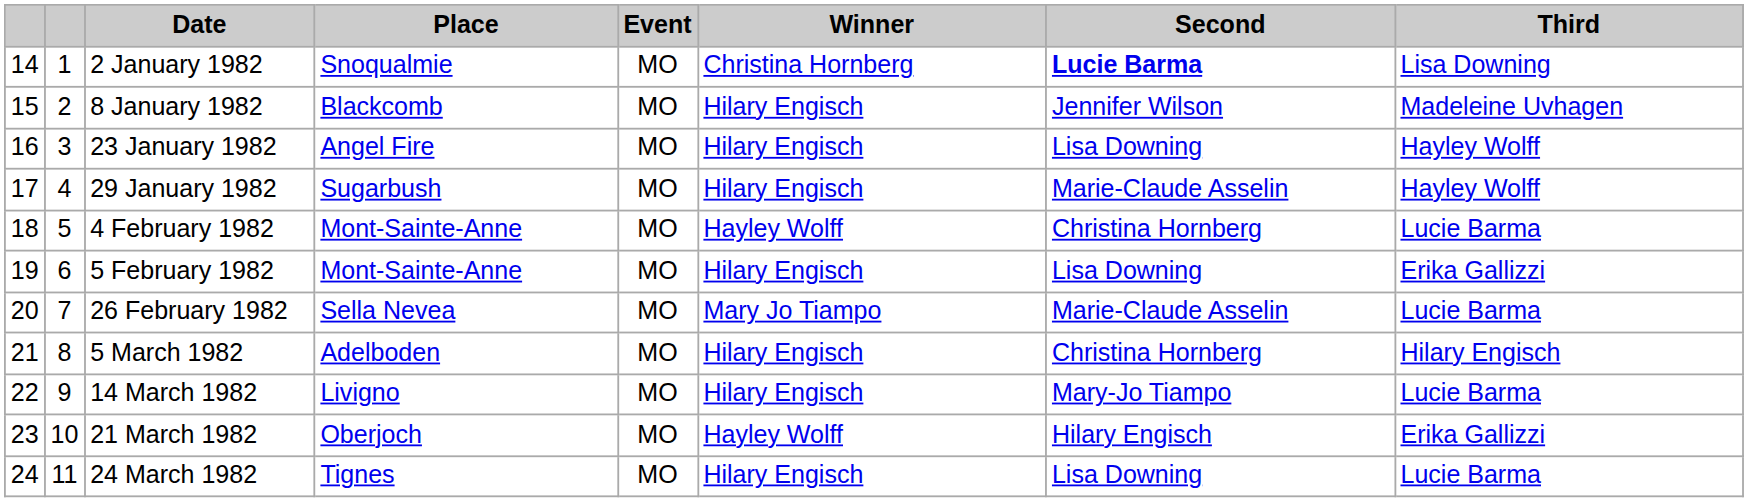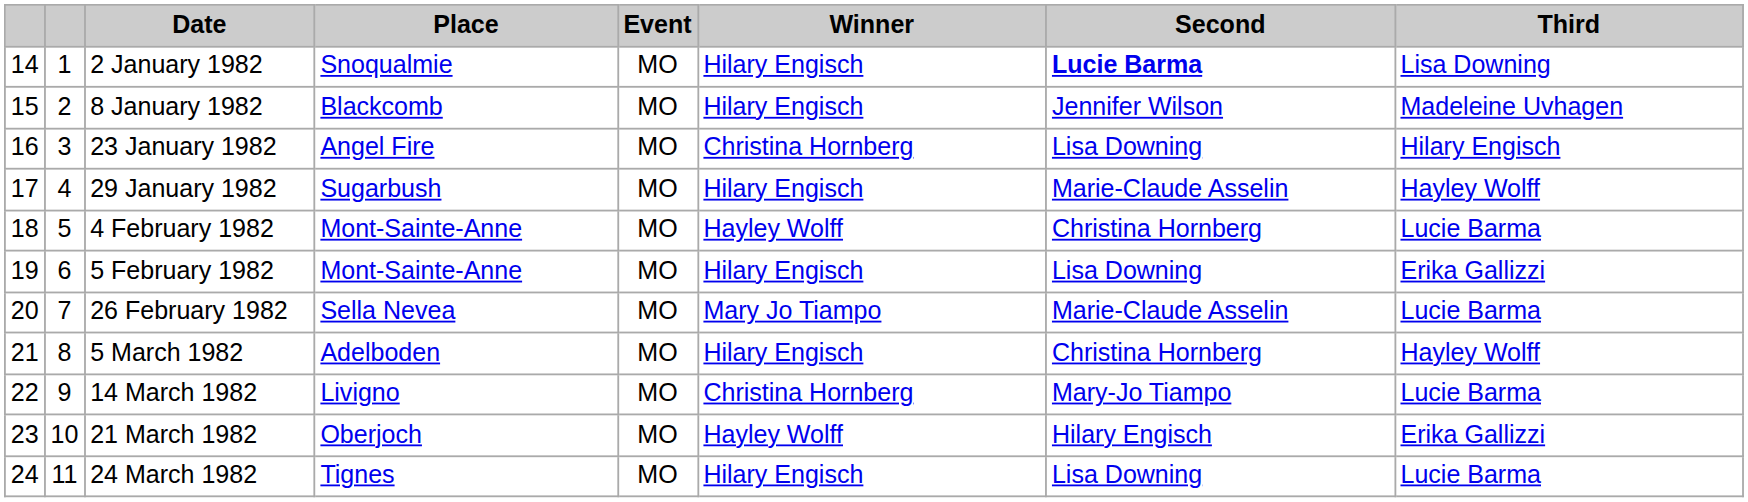(808, 65) Christina Hornberg -> (783, 65) Hilary Engisch
(783, 147) Hilary Engisch -> (808, 147) Christina Hornberg
(1470, 147) Hayley Wolff -> (1480, 147) Hilary Engisch
(1480, 352) Hilary Engisch -> (1470, 352) Hayley Wolff
(783, 393) Hilary Engisch -> (808, 393) Christina Hornberg
